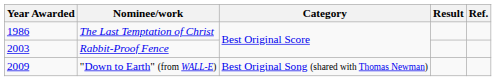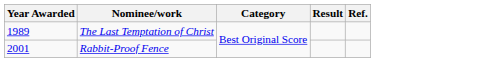(18, 31) 1986 -> (18, 31) 1989
(18, 48) 2003 -> (18, 48) 2001
- row: (148, 66)
